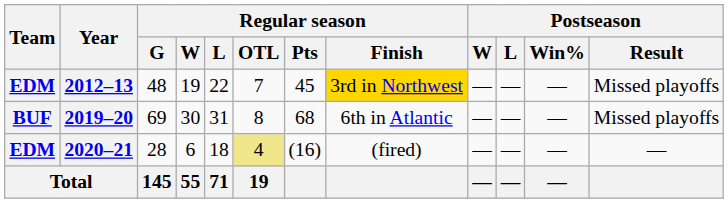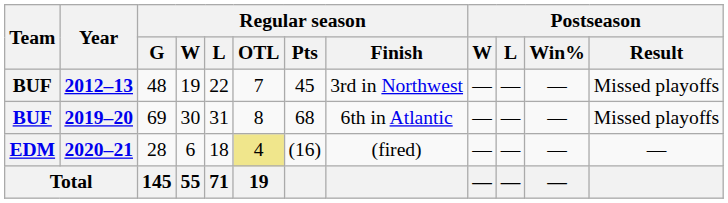(32, 85) EDM -> (32, 85) BUF
(397, 85) gold background -> (397, 85) no background
